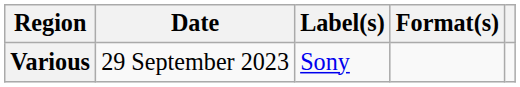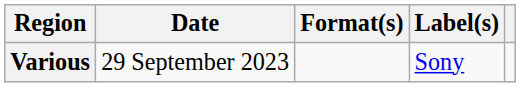columns swapped: (448, 23) <-> (342, 23)
